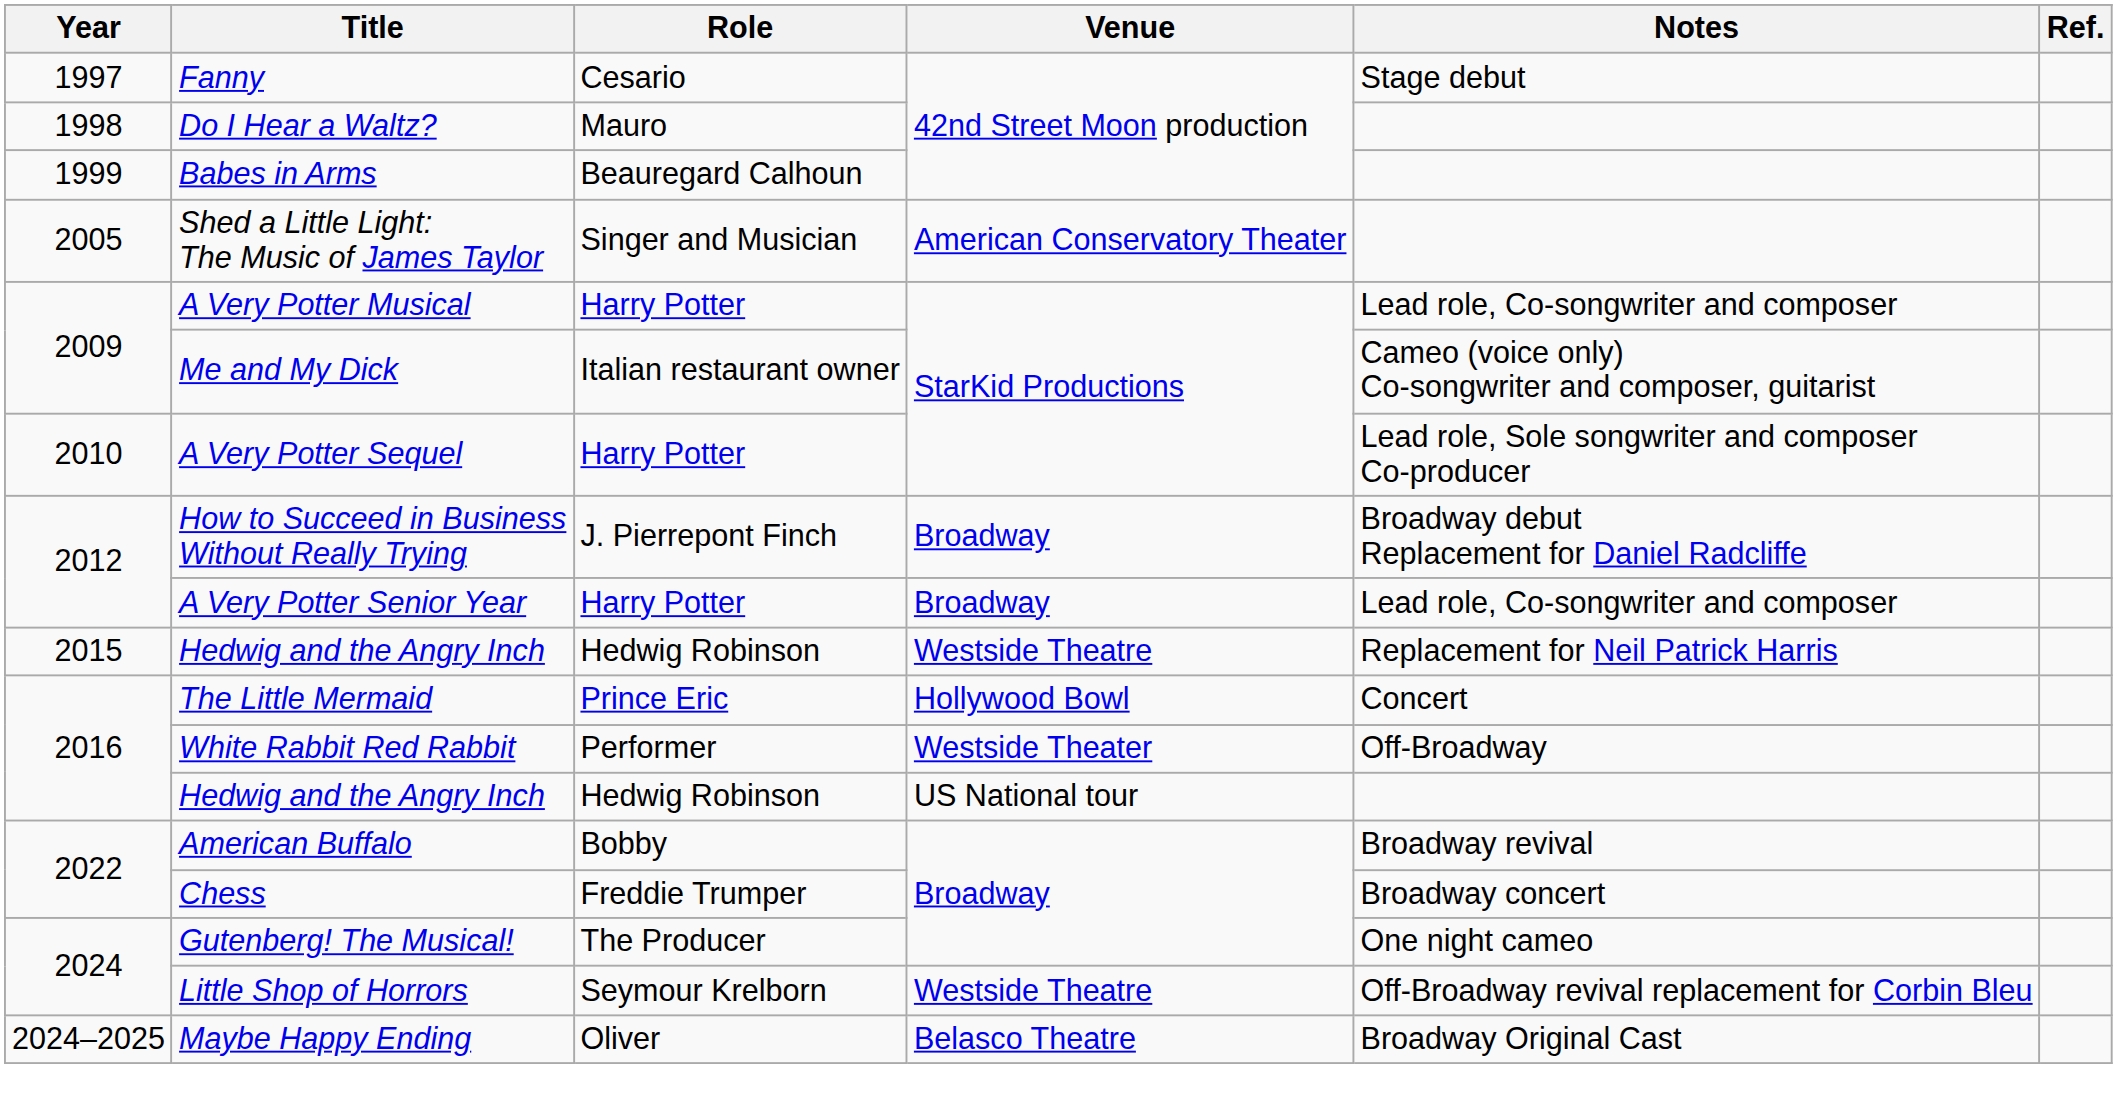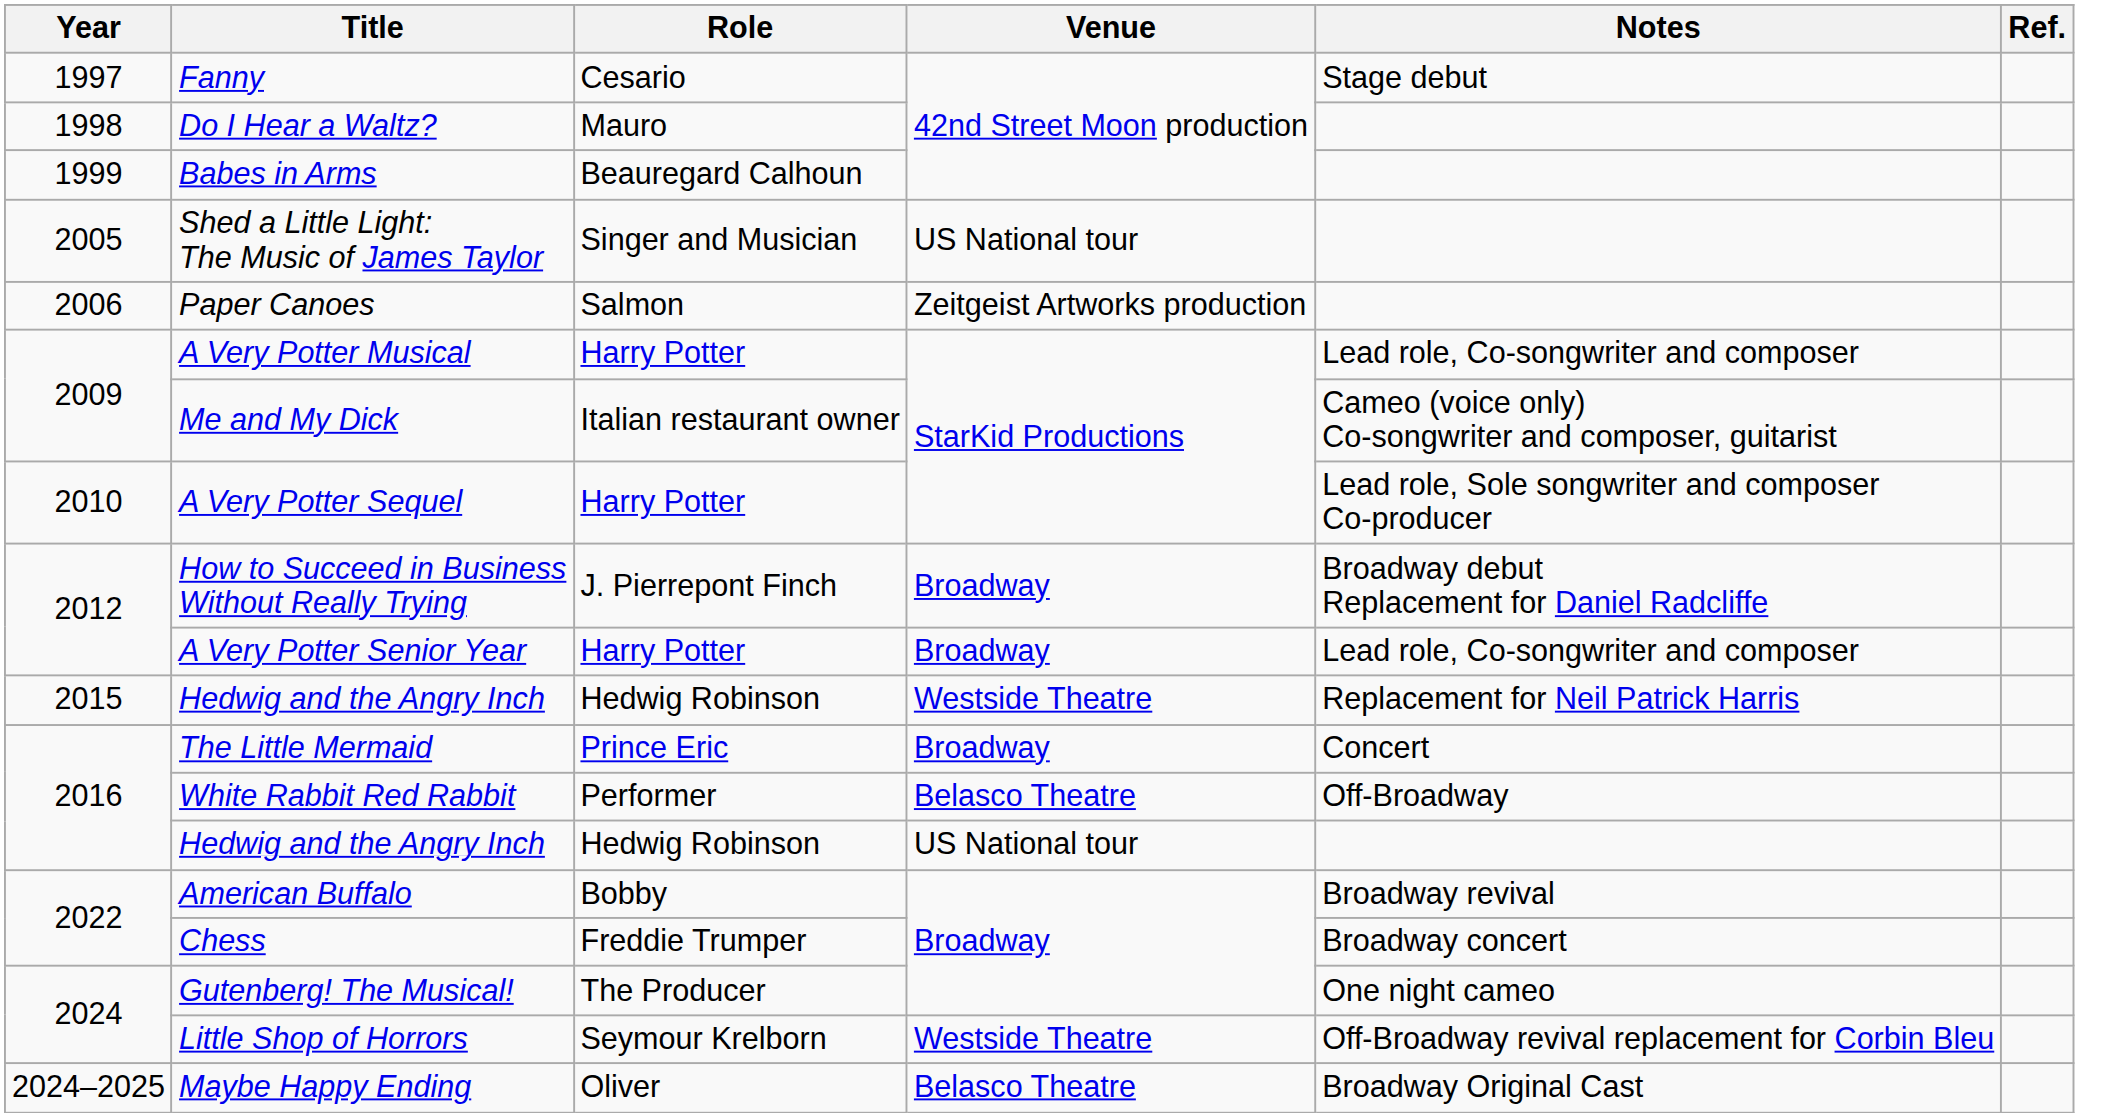(1130, 239) American Conservatory Theater -> (1026, 239) US National tour
+ row: (88, 305)
(1022, 699) Hollywood Bowl -> (982, 747) Broadway
(1033, 747) Westside Theater -> (1025, 796) Belasco Theatre
